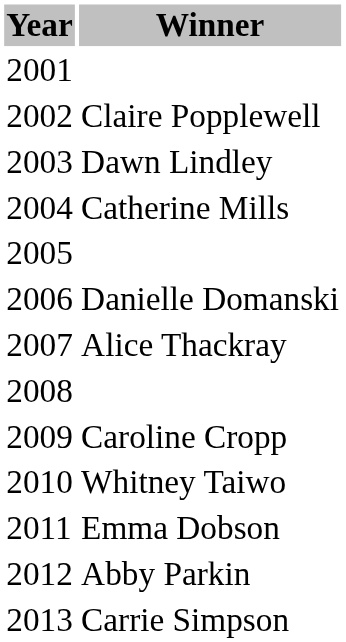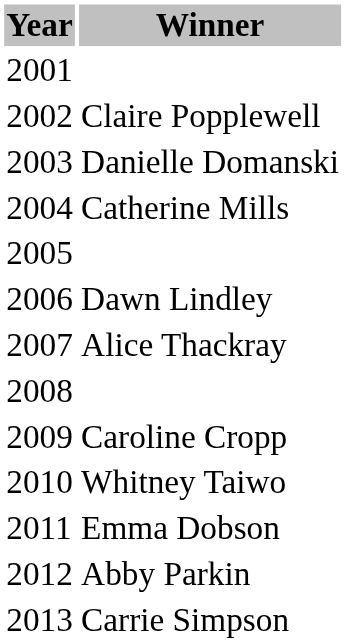(177, 162) Dawn Lindley -> (210, 162) Danielle Domanski
(210, 299) Danielle Domanski -> (177, 299) Dawn Lindley
